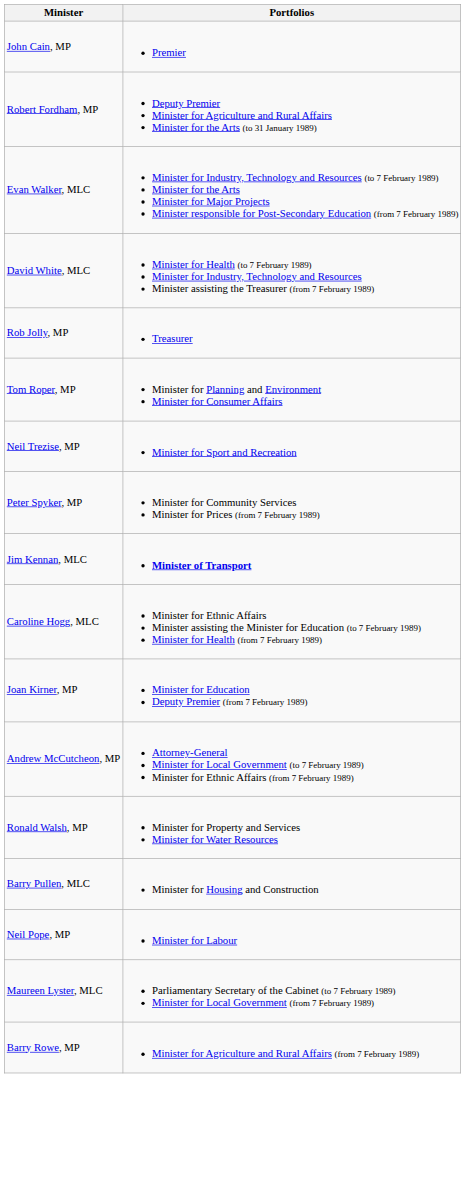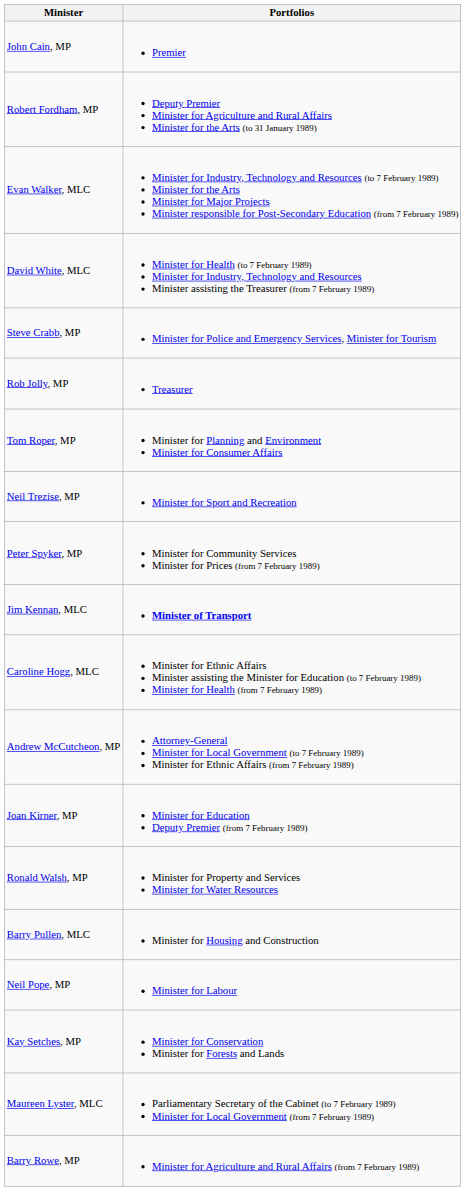+ row: (44, 333)
rows swapped: (42, 690) <-> (64, 759)
+ row: (44, 1041)
